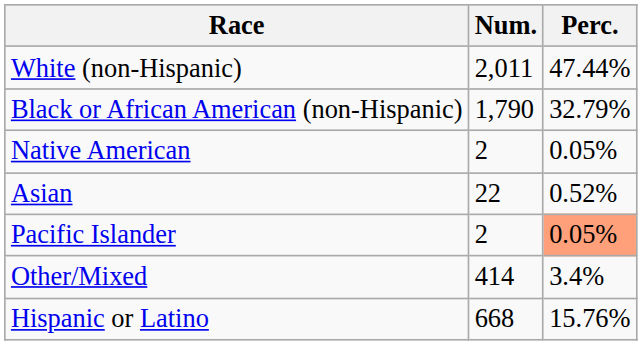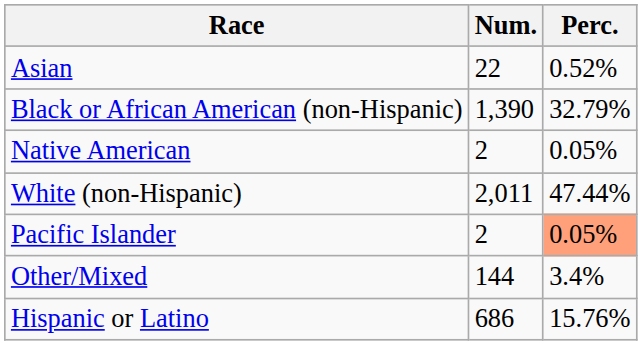rows swapped: (126, 67) <-> (42, 192)
(504, 109) 1,790 -> (504, 109) 1,390
(494, 276) 414 -> (494, 276) 144
(494, 318) 668 -> (494, 318) 686
